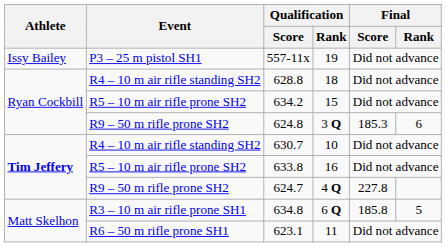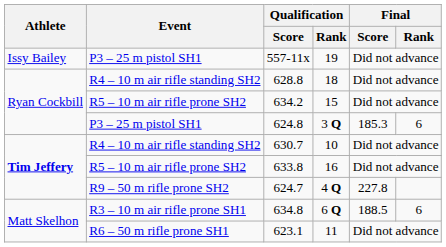(159, 123) R9 – 50 m rifle prone SH2 -> (145, 123) P3 – 25 m pistol SH1
(373, 210) 185.8 -> (373, 210) 188.5
(419, 210) 5 -> (419, 210) 6
